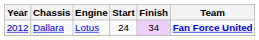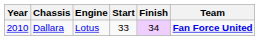(18, 28) 2012 -> (18, 28) 2010
(123, 28) 24 -> (123, 28) 33
